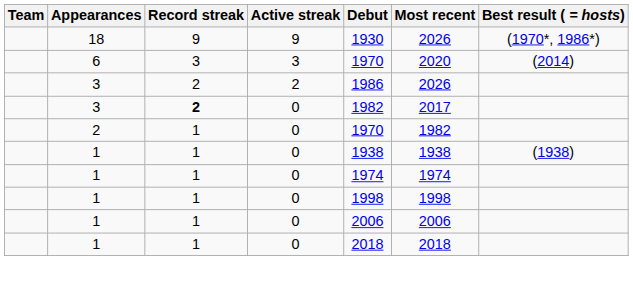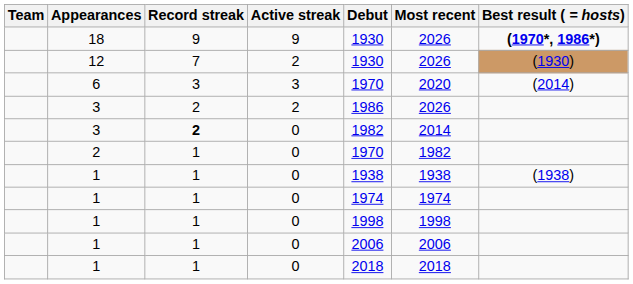(553, 38) normal -> (553, 38) bold
+ row: (96, 61)
(435, 107) 2017 -> (435, 130) 2014
